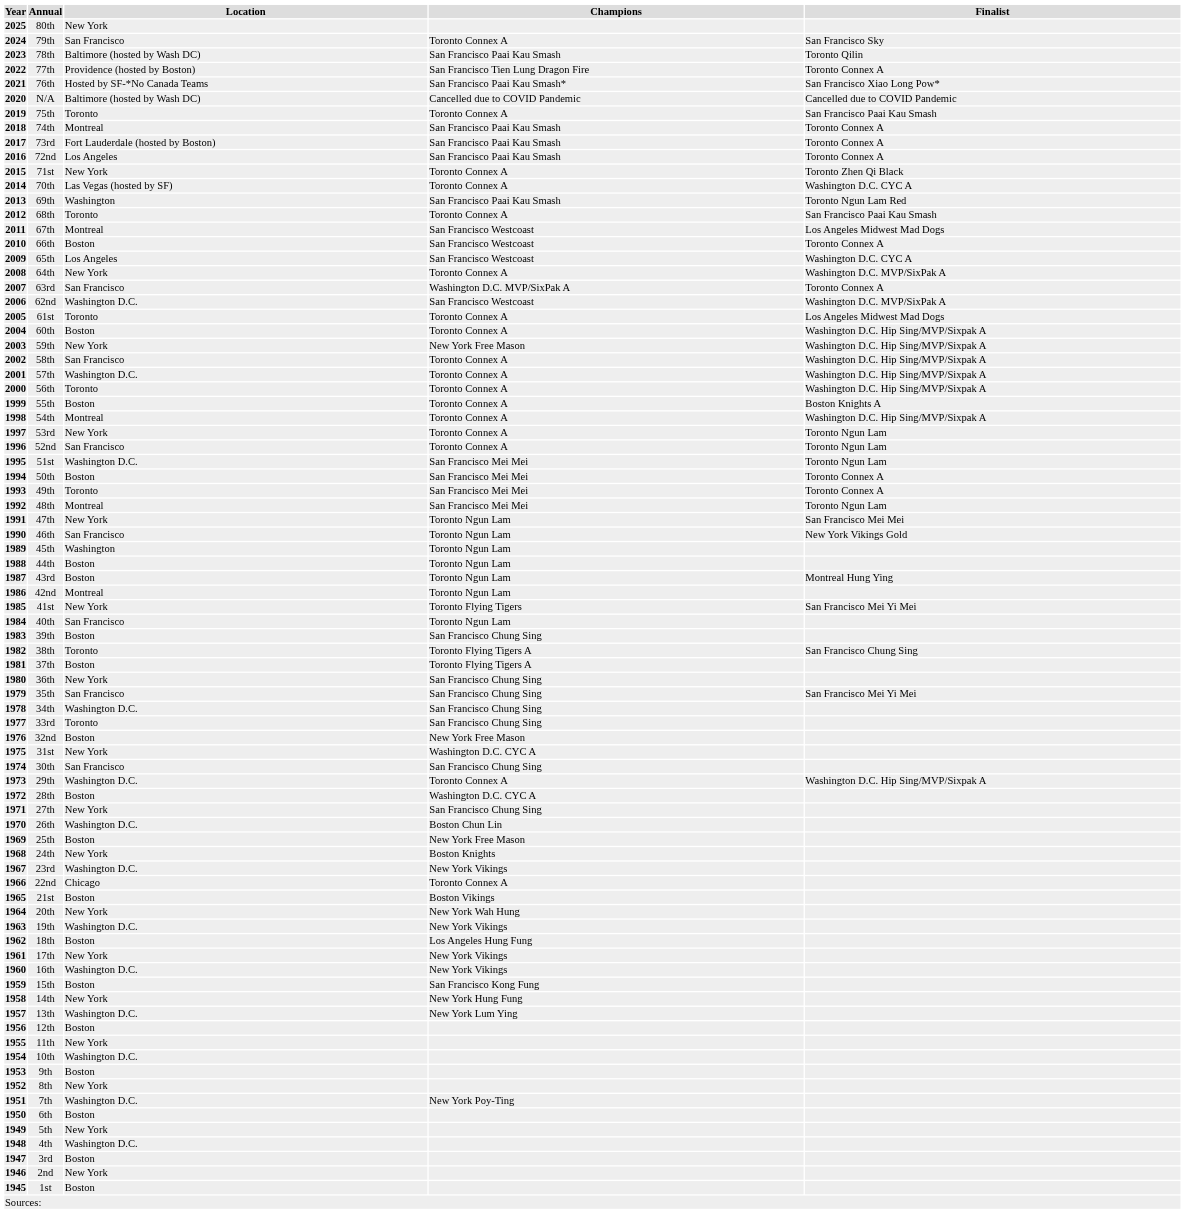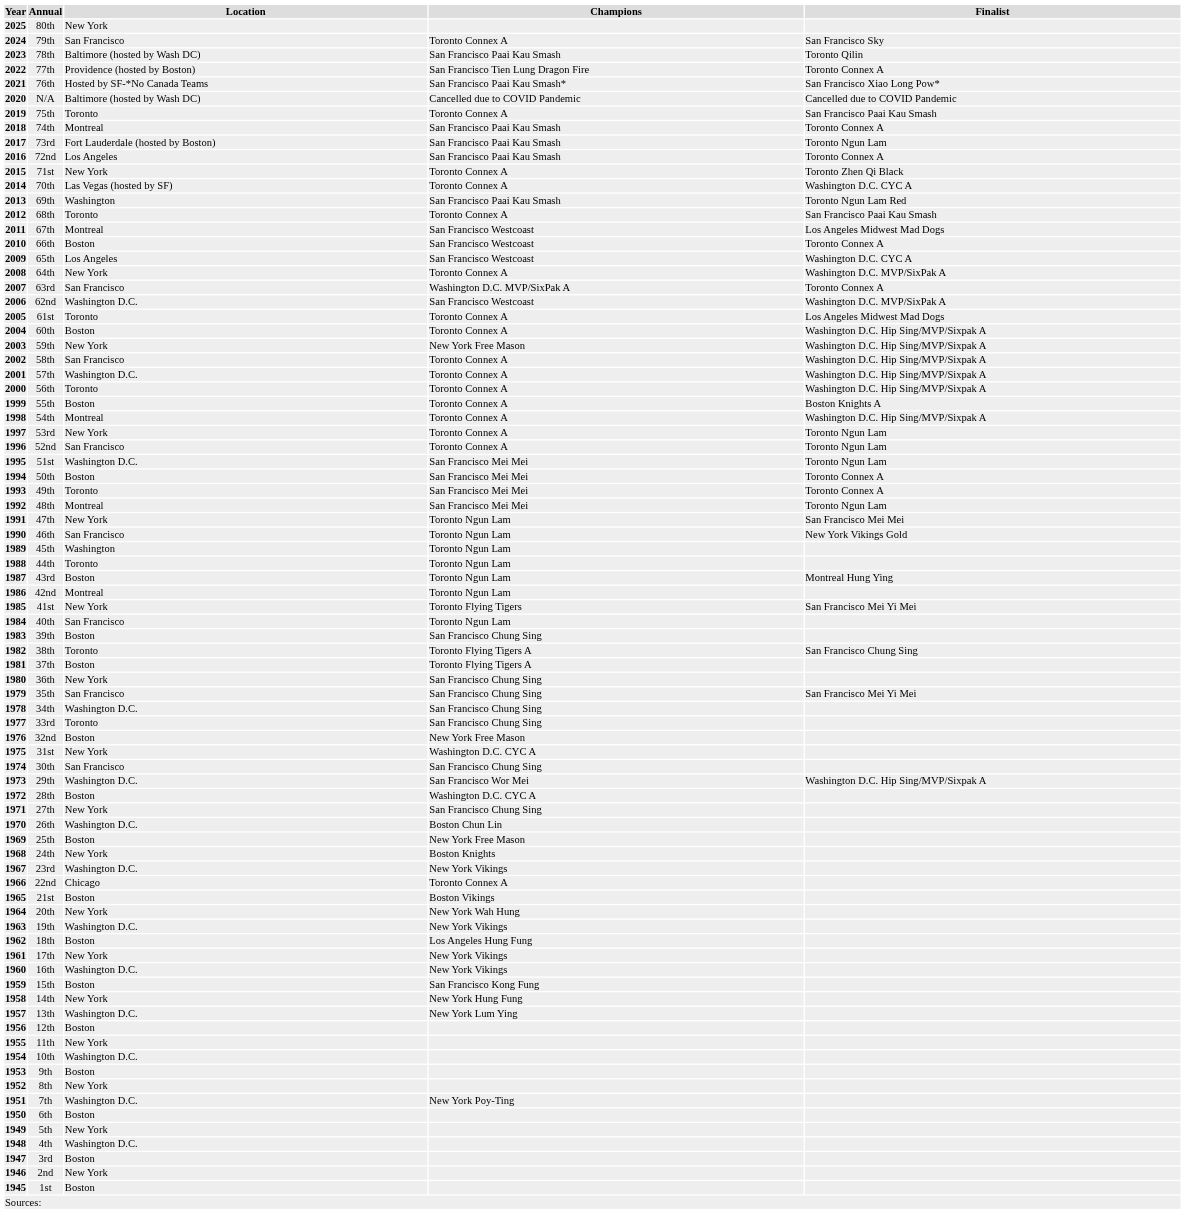(845, 142) Toronto Connex A -> (846, 142) Toronto Ngun Lam
(80, 563) Boston -> (81, 563) Toronto
(469, 781) Toronto Connex A -> (479, 781) San Francisco Wor Mei
